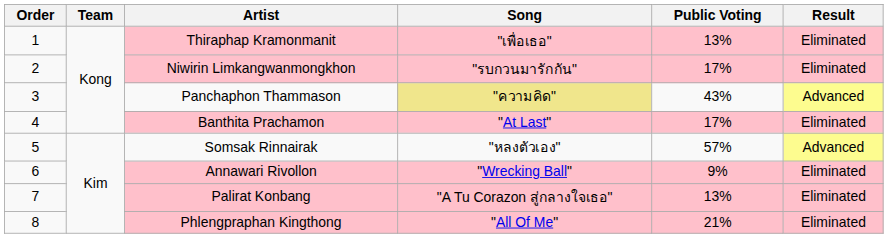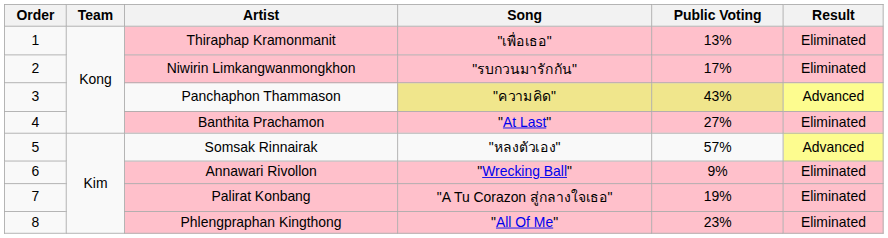(718, 96) no background -> (718, 96) khaki background
(718, 122) 17% -> (718, 122) 27%
(718, 197) 13% -> (718, 197) 19%
(718, 222) 21% -> (718, 222) 23%
